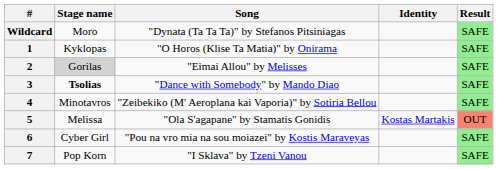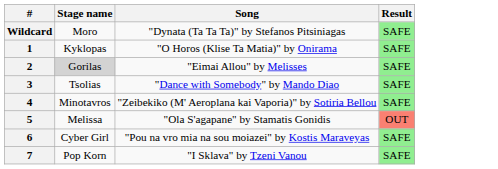- column: (418, 13)
(85, 84) bold -> (85, 84) normal
